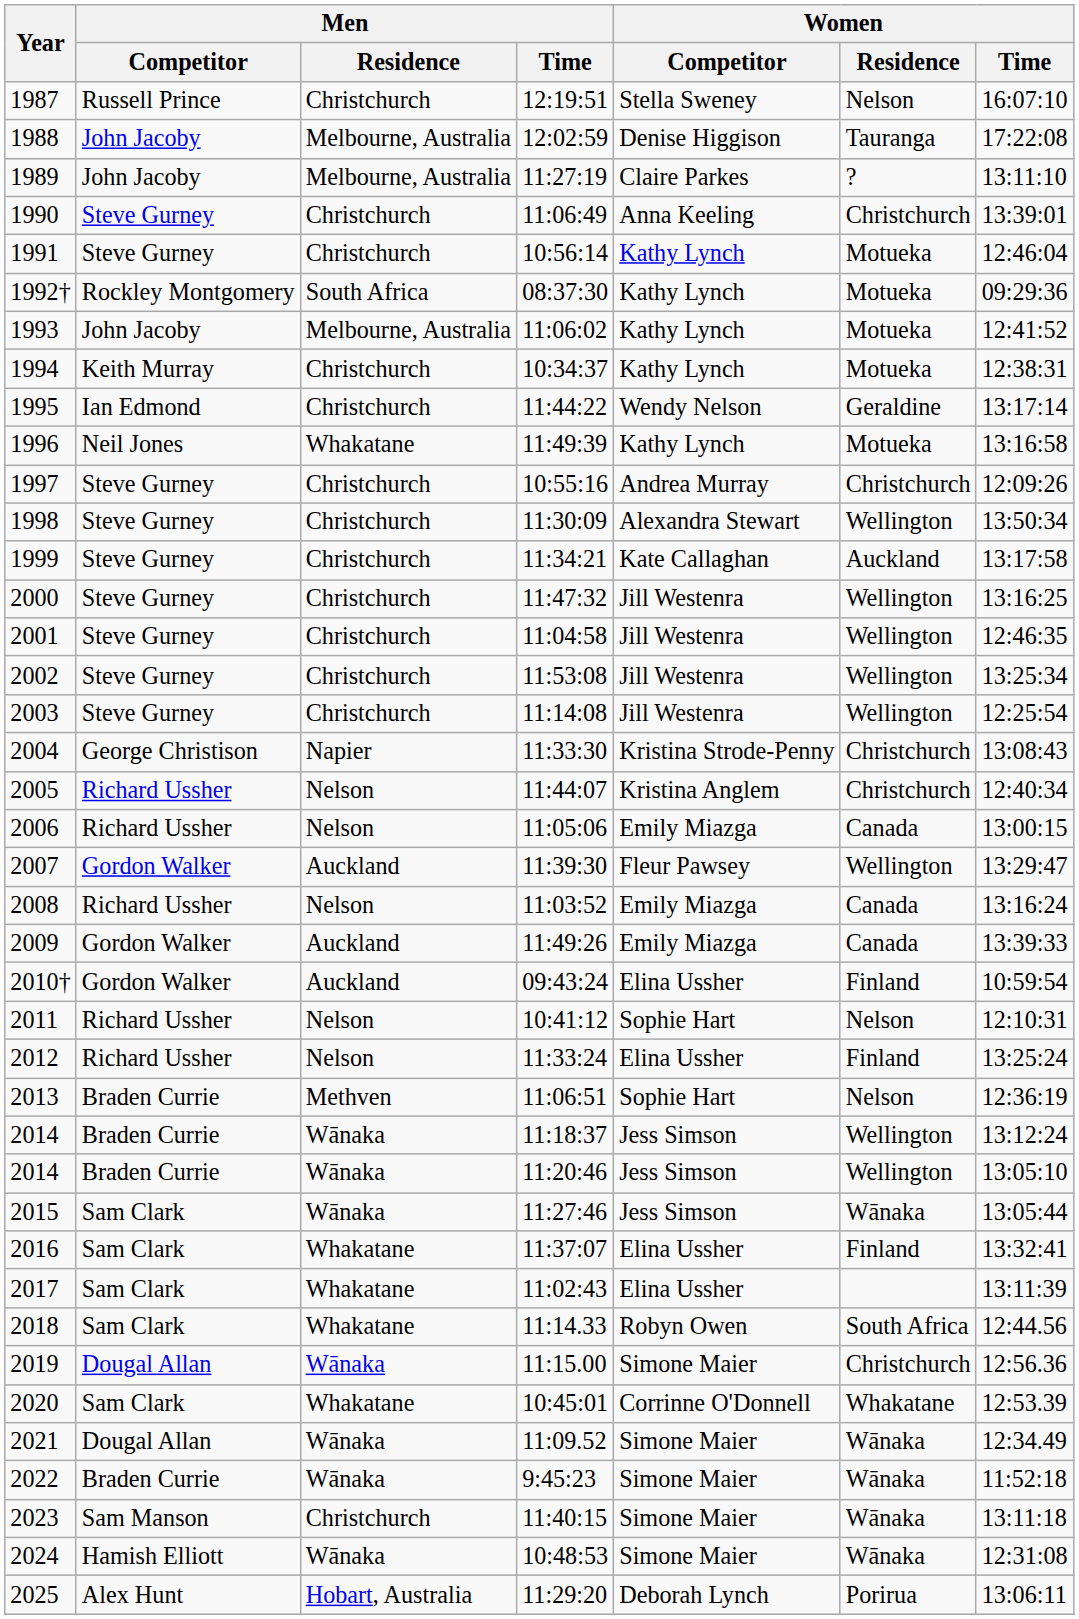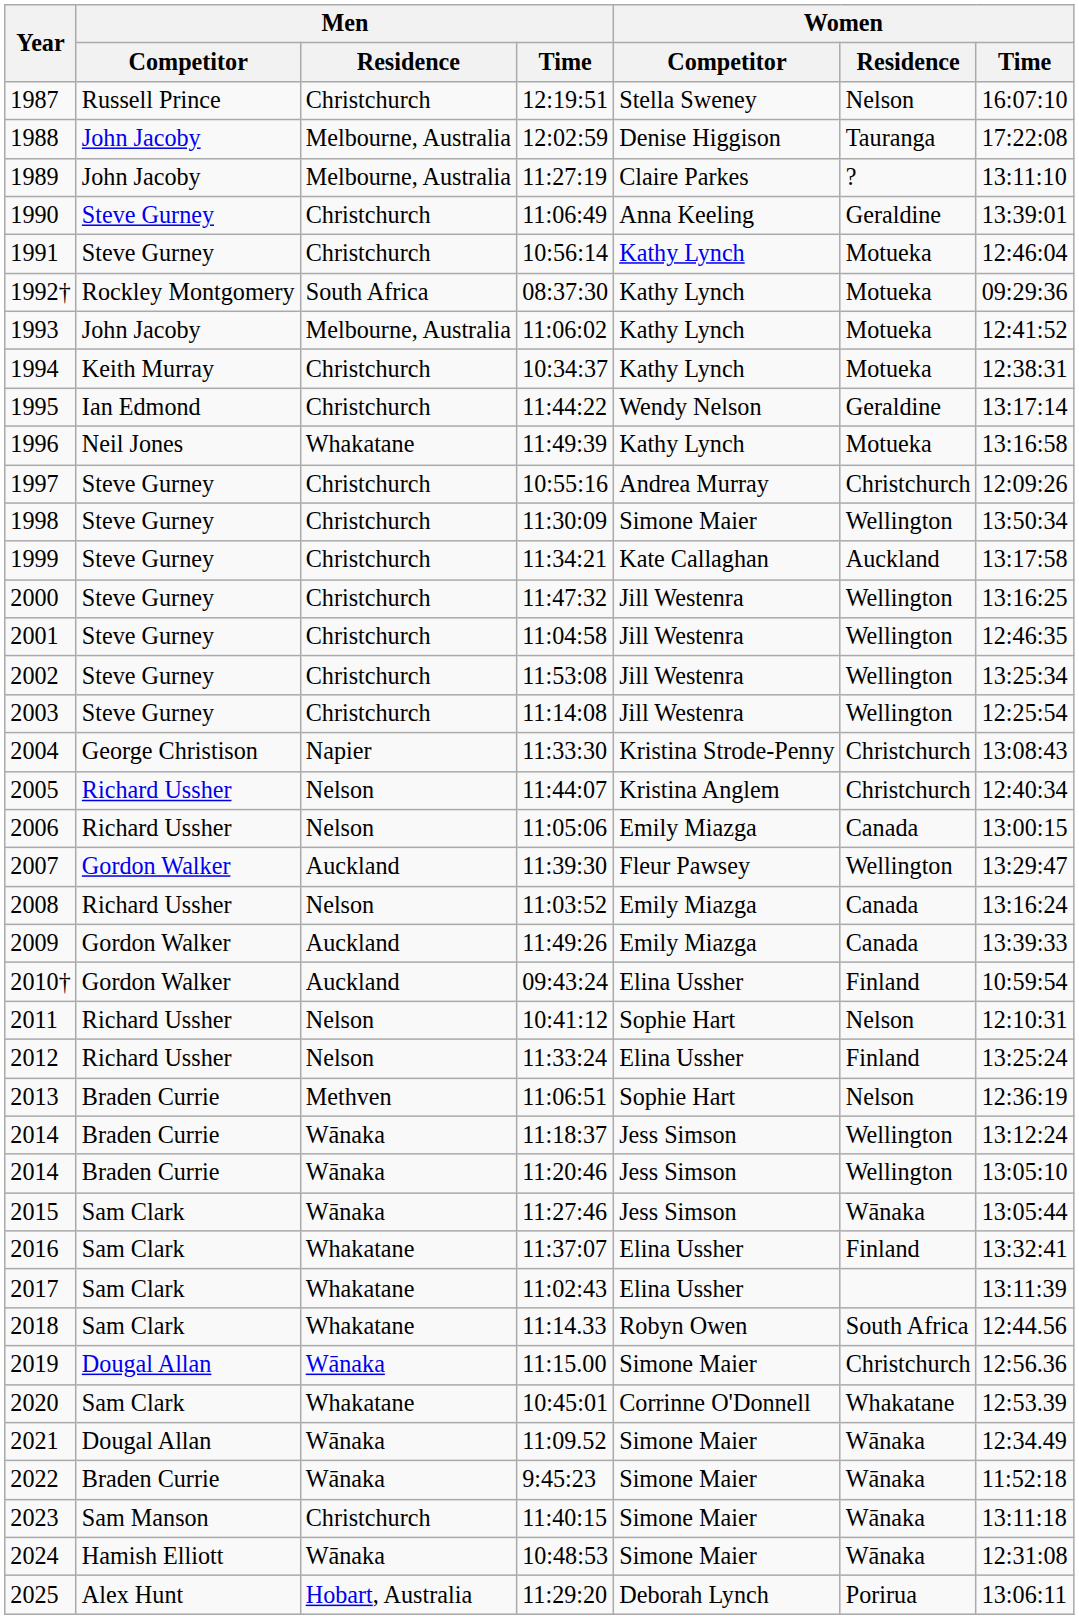(908, 215) Christchurch -> (893, 215) Geraldine
(709, 521) Alexandra Stewart -> (688, 521) Simone Maier
